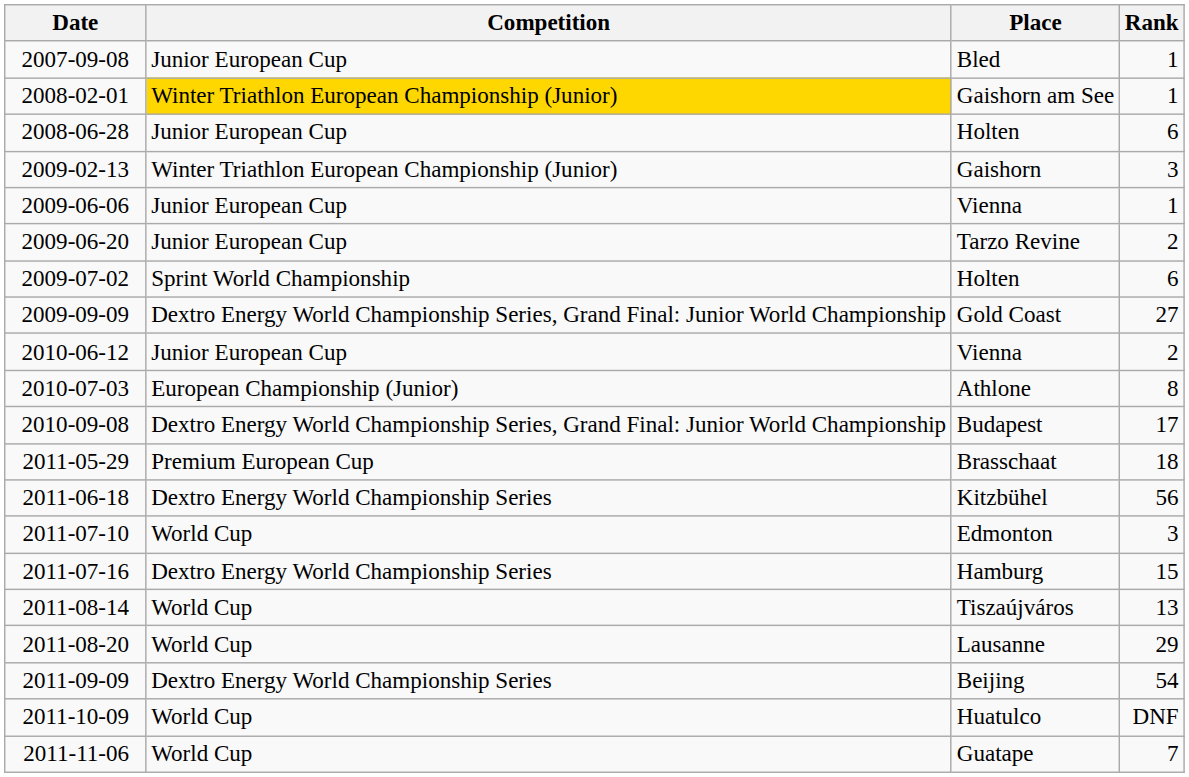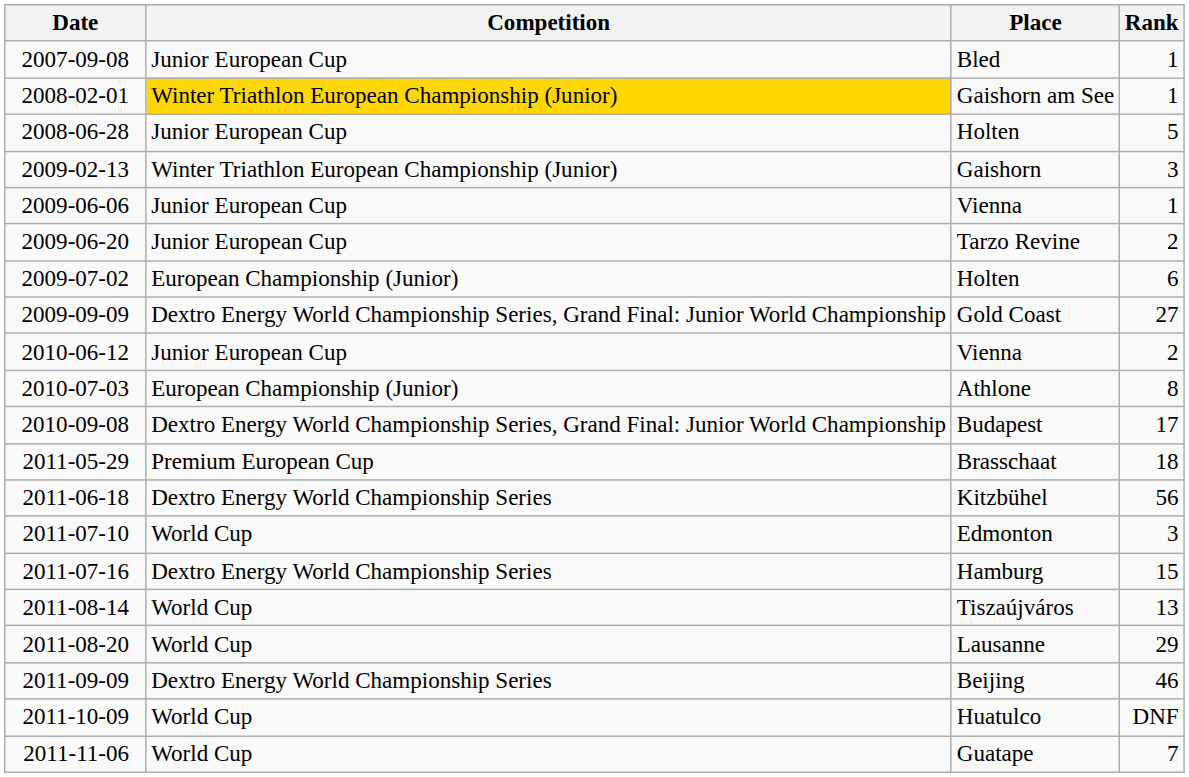(1173, 132) 6 -> (1173, 132) 5
(281, 278) Sprint World Championship -> (305, 278) European Championship (Junior)
(1167, 680) 54 -> (1167, 680) 46
